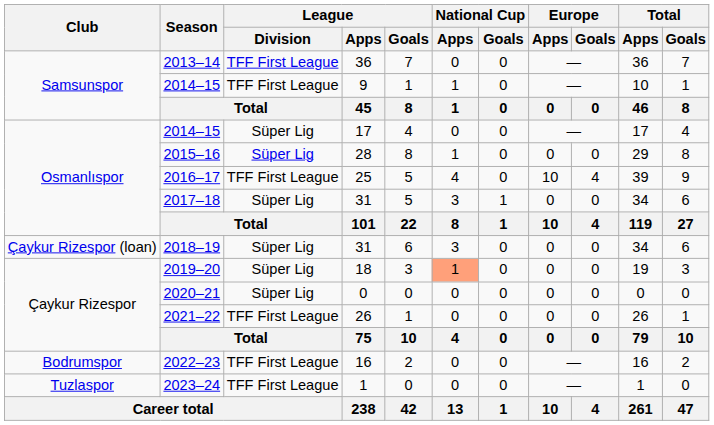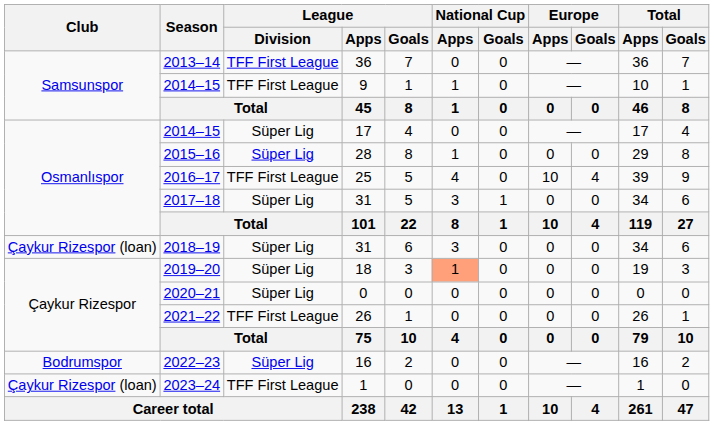(283, 362) TFF First League -> (283, 362) Süper Lig
(82, 385) Tuzlaspor -> (82, 385) Çaykur Rizespor (loan)
